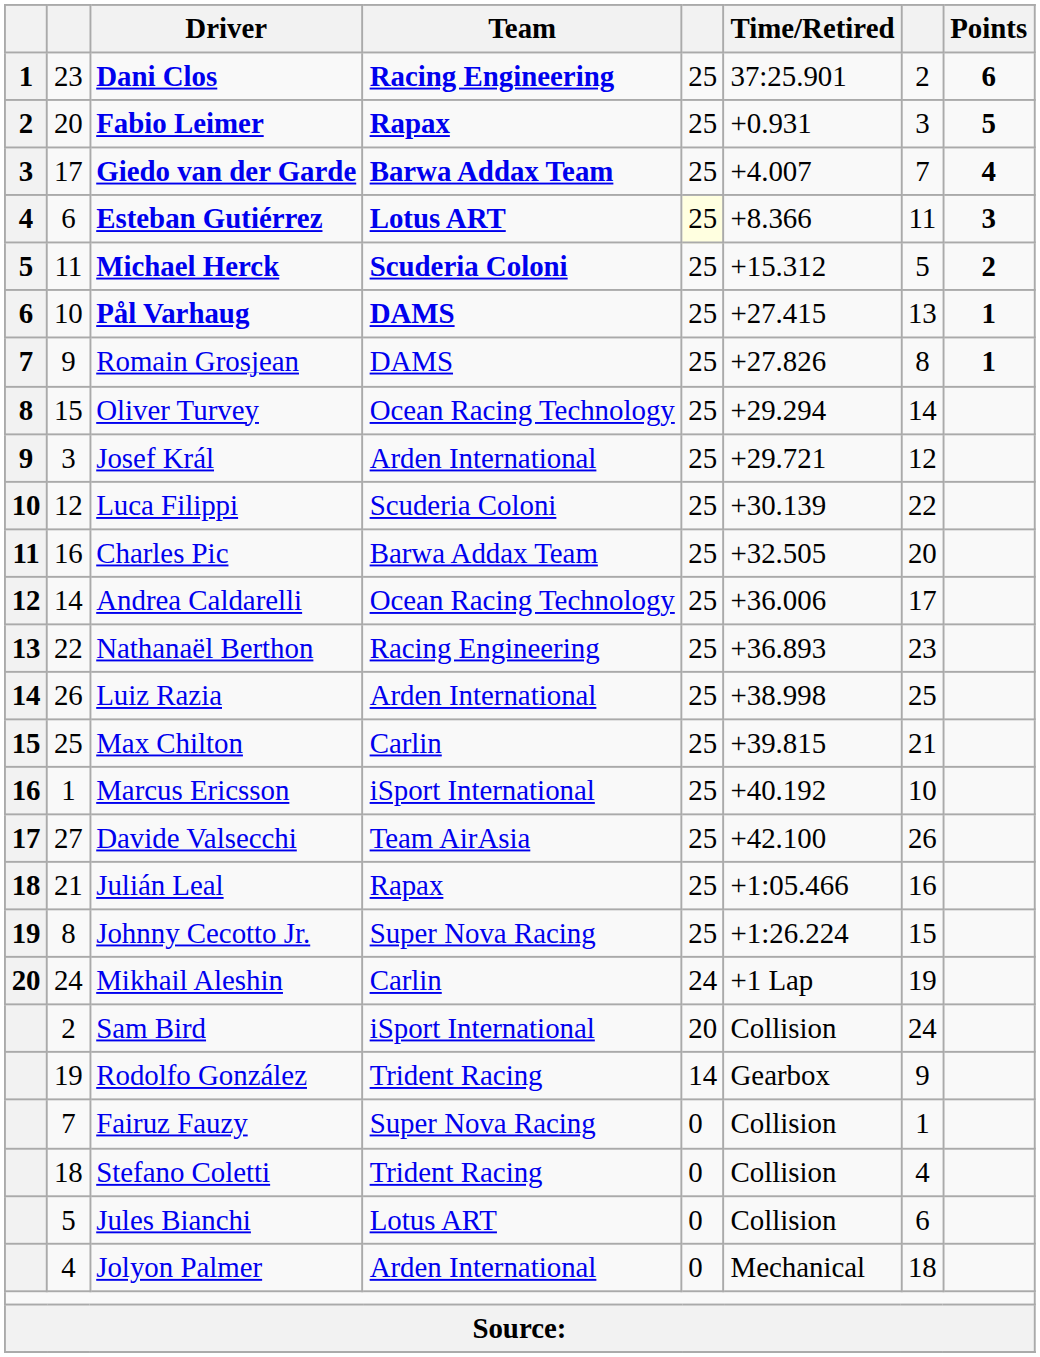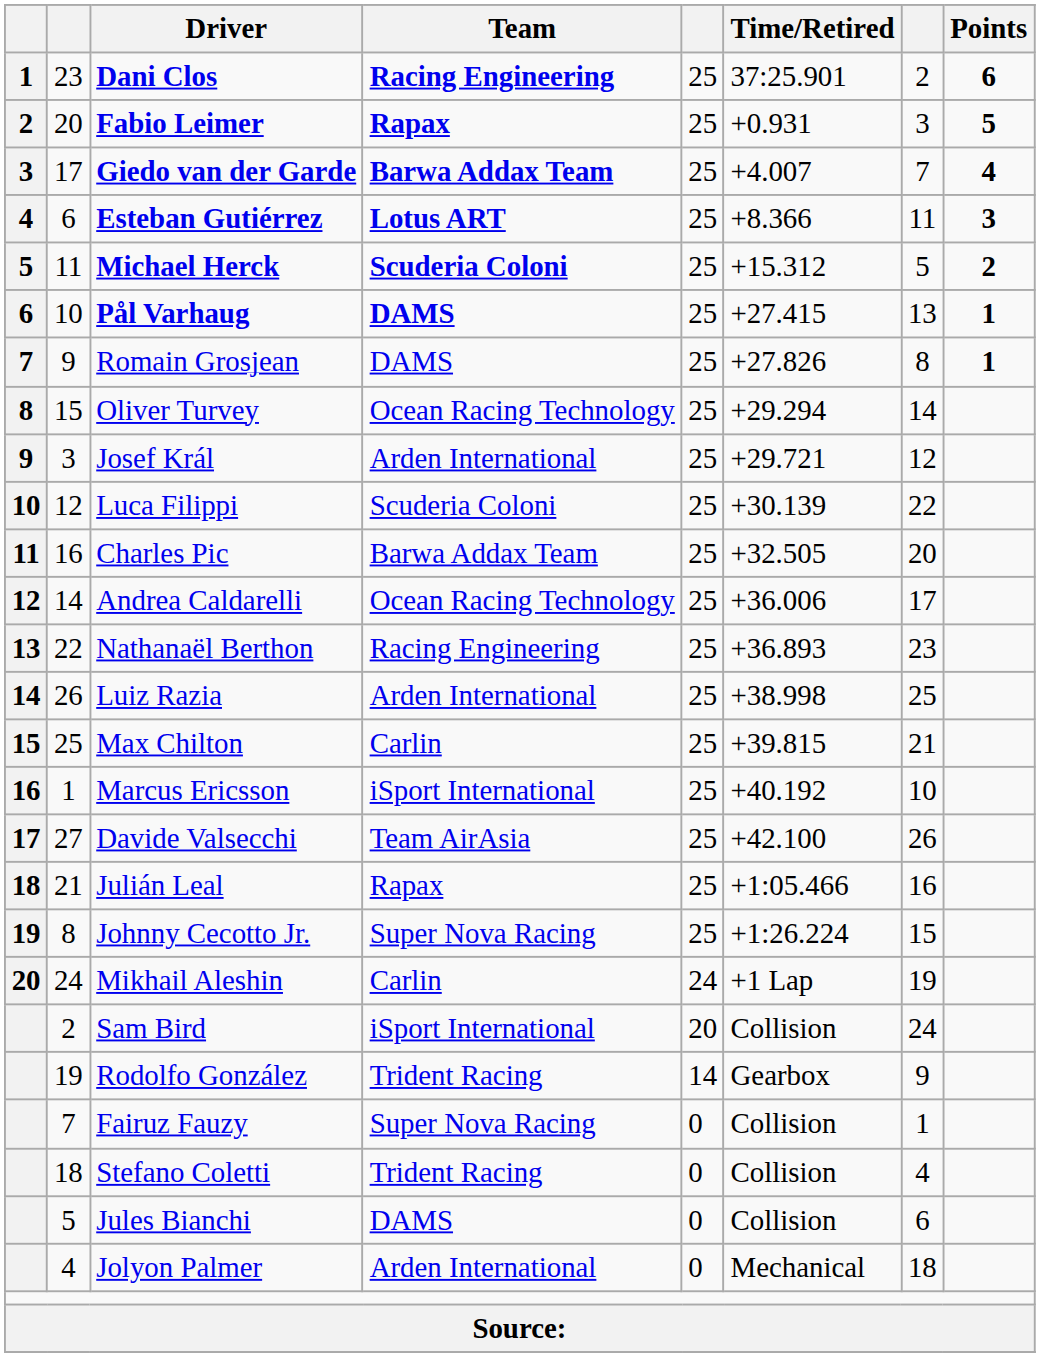(703, 218) lightyellow background -> (703, 218) no background
(433, 1218) Lotus ART -> (411, 1218) DAMS
